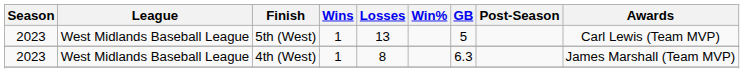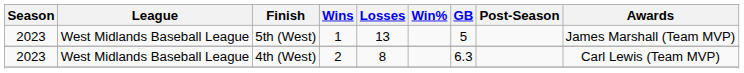(650, 36) Carl Lewis (Team MVP) -> (650, 36) James Marshall (Team MVP)
(338, 57) 1 -> (338, 57) 2
(650, 57) James Marshall (Team MVP) -> (650, 57) Carl Lewis (Team MVP)
